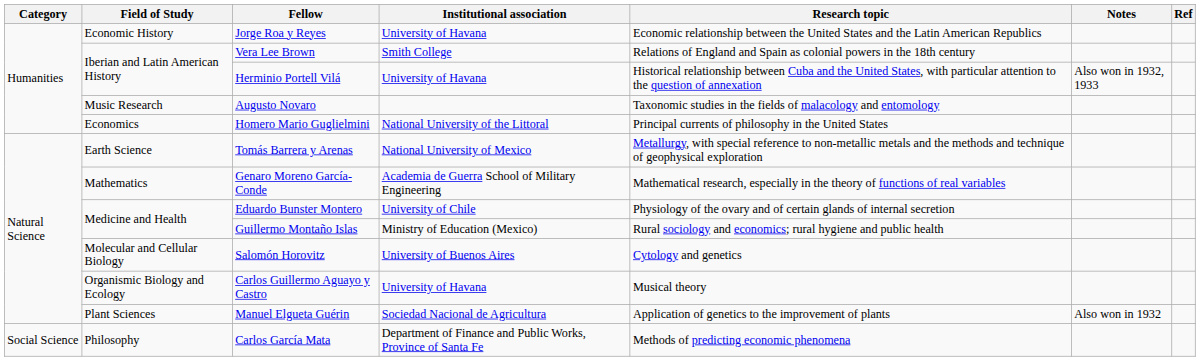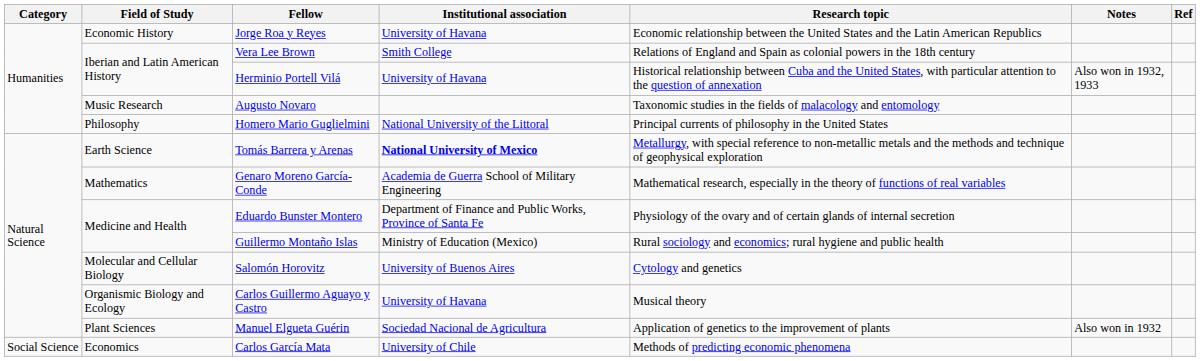(112, 124) Economics -> (112, 124) Philosophy
(457, 150) normal -> (460, 150) bold
(429, 209) University of Chile -> (484, 216) Department of Finance and Public Works, Province of Santa Fe
(112, 340) Philosophy -> (112, 346) Economics
(484, 340) Department of Finance and Public Works, Province of Santa Fe -> (429, 346) University of Chile
